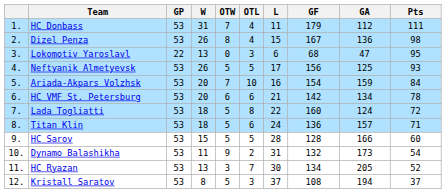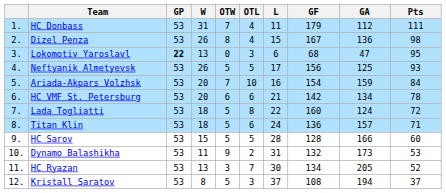(179, 54) normal -> (179, 54) bold
(416, 153) 54 -> (416, 153) 53
